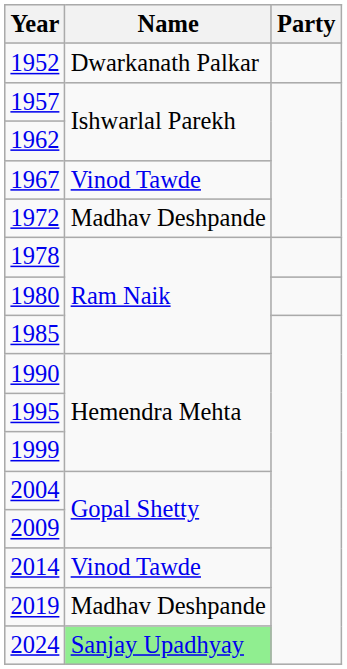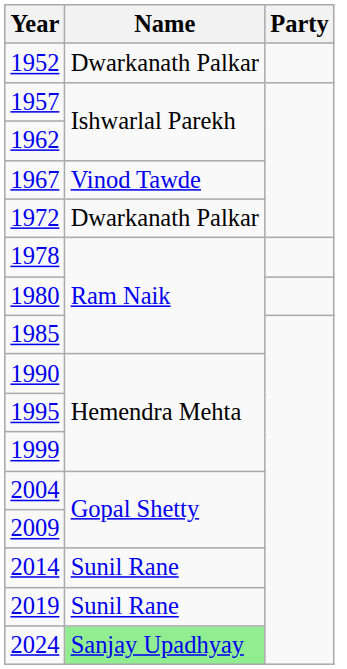(168, 218) Madhav Deshpande -> (165, 218) Dwarkanath Palkar
(136, 567) Vinod Tawde -> (125, 567) Sunil Rane
(168, 606) Madhav Deshpande -> (125, 606) Sunil Rane
